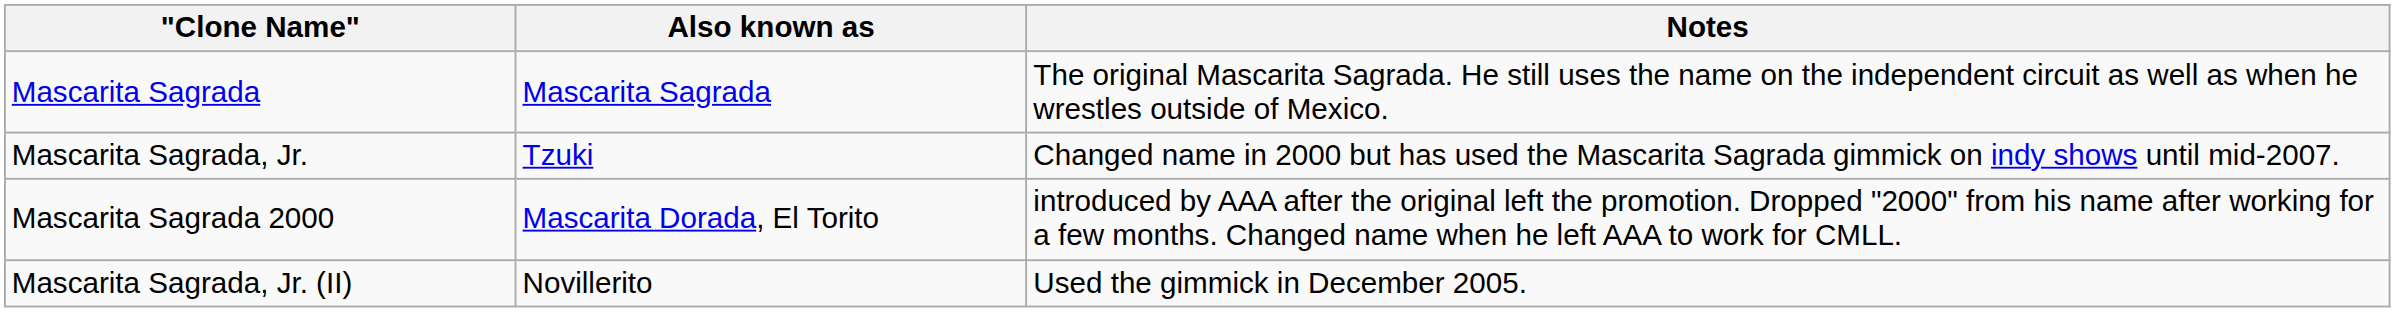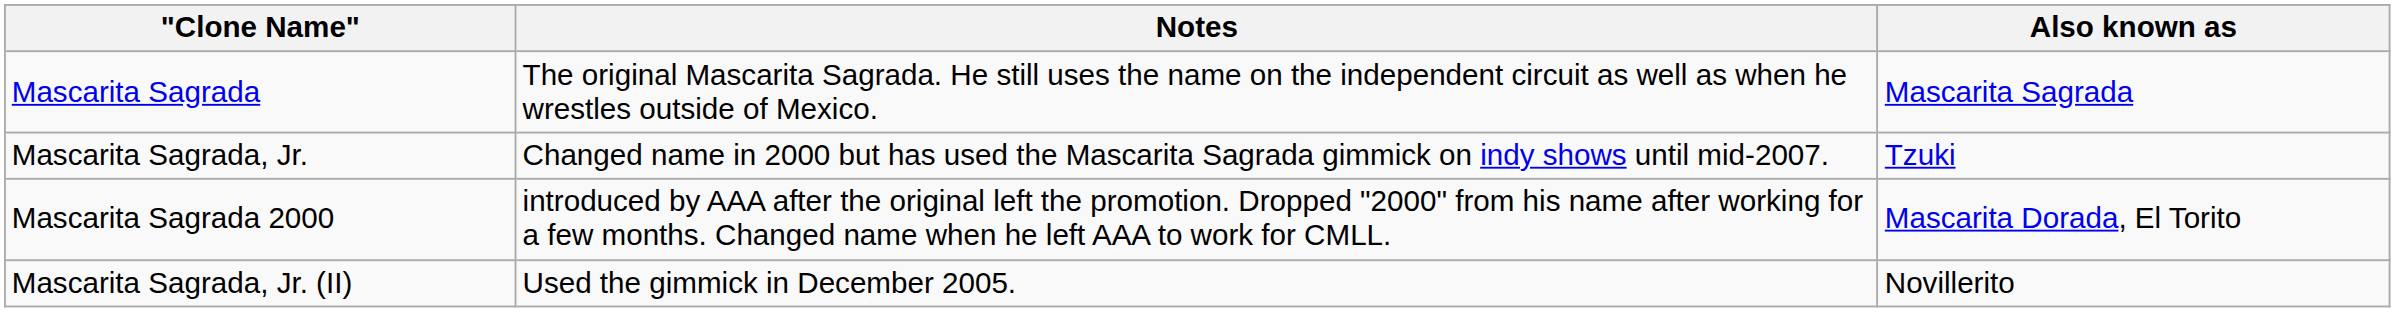columns swapped: (771, 27) <-> (1708, 27)
